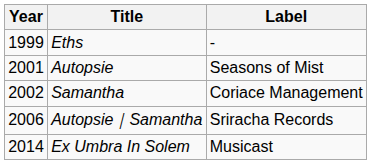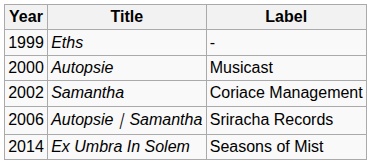(26, 67) 2001 -> (26, 67) 2000
(267, 67) Seasons of Mist -> (241, 67) Musicast
(241, 147) Musicast -> (267, 147) Seasons of Mist
